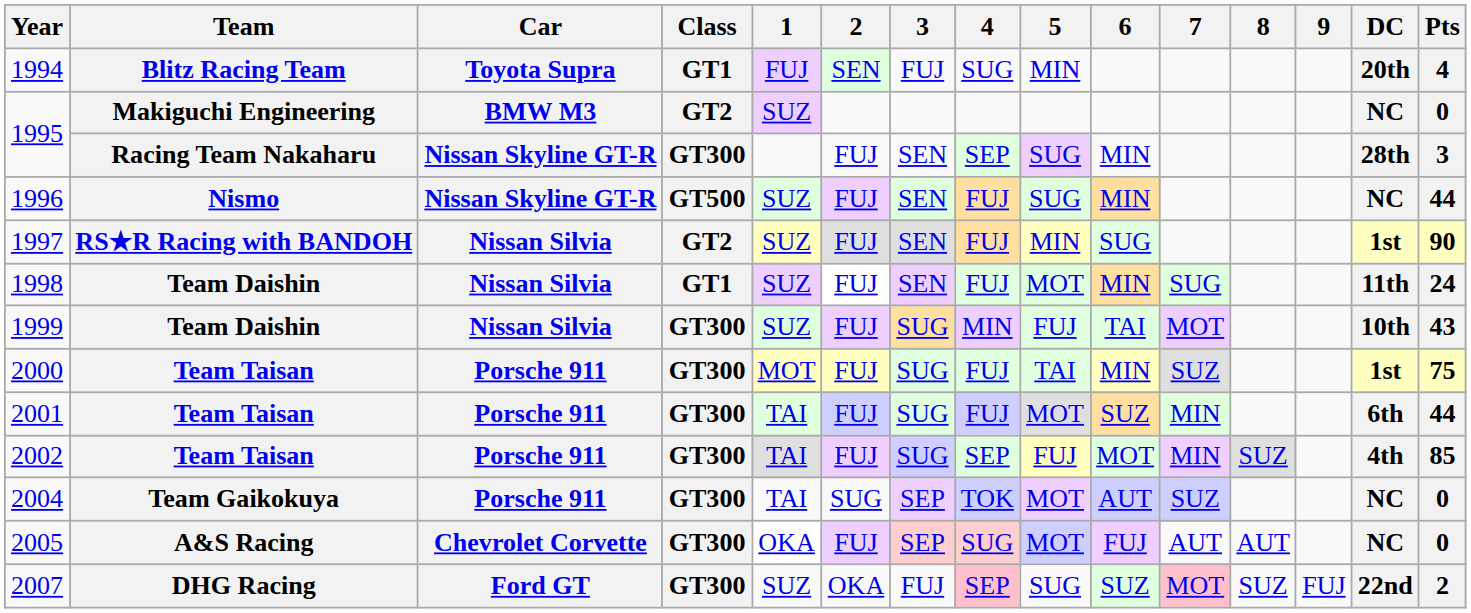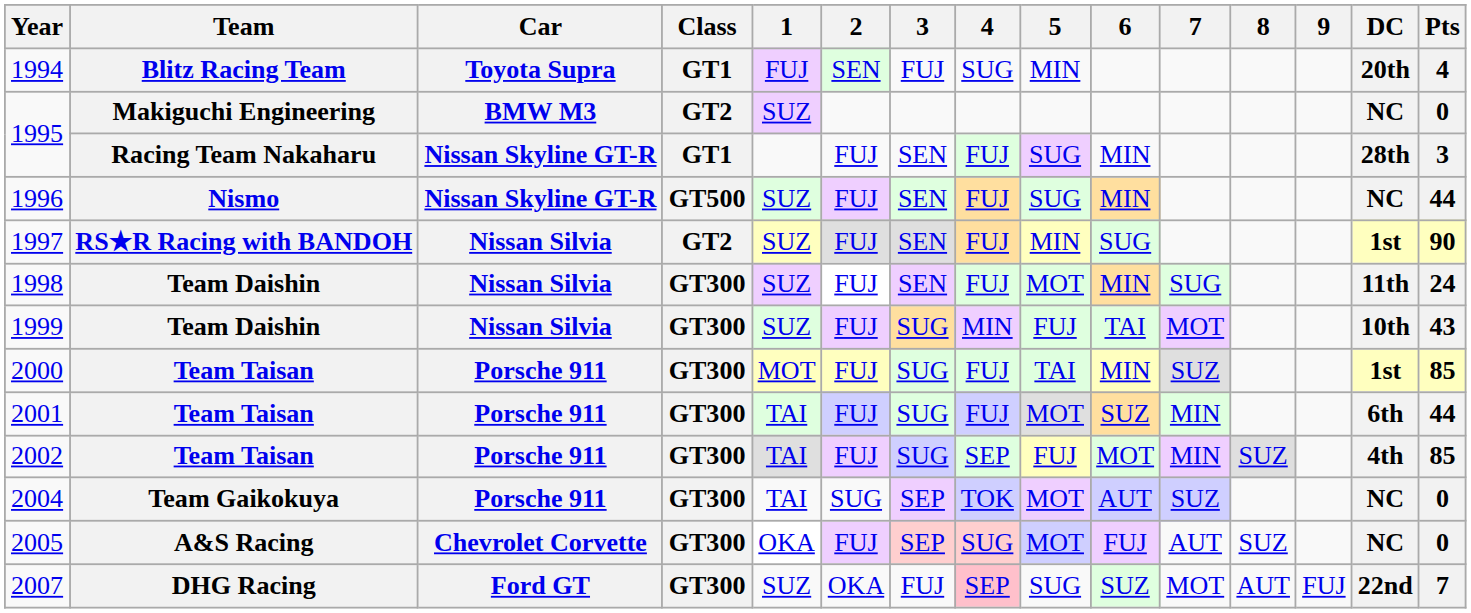(707, 155) GT300 -> (707, 155) GT1
(987, 155) SEP -> (987, 155) FUJ
(707, 284) GT1 -> (707, 284) GT300
(1442, 370) 75 -> (1442, 370) 85
(1263, 542) AUT -> (1263, 542) SUZ
(1195, 585) pink background -> (1195, 585) no background
(1263, 585) SUZ -> (1263, 585) AUT
(1442, 585) 2 -> (1442, 585) 7
